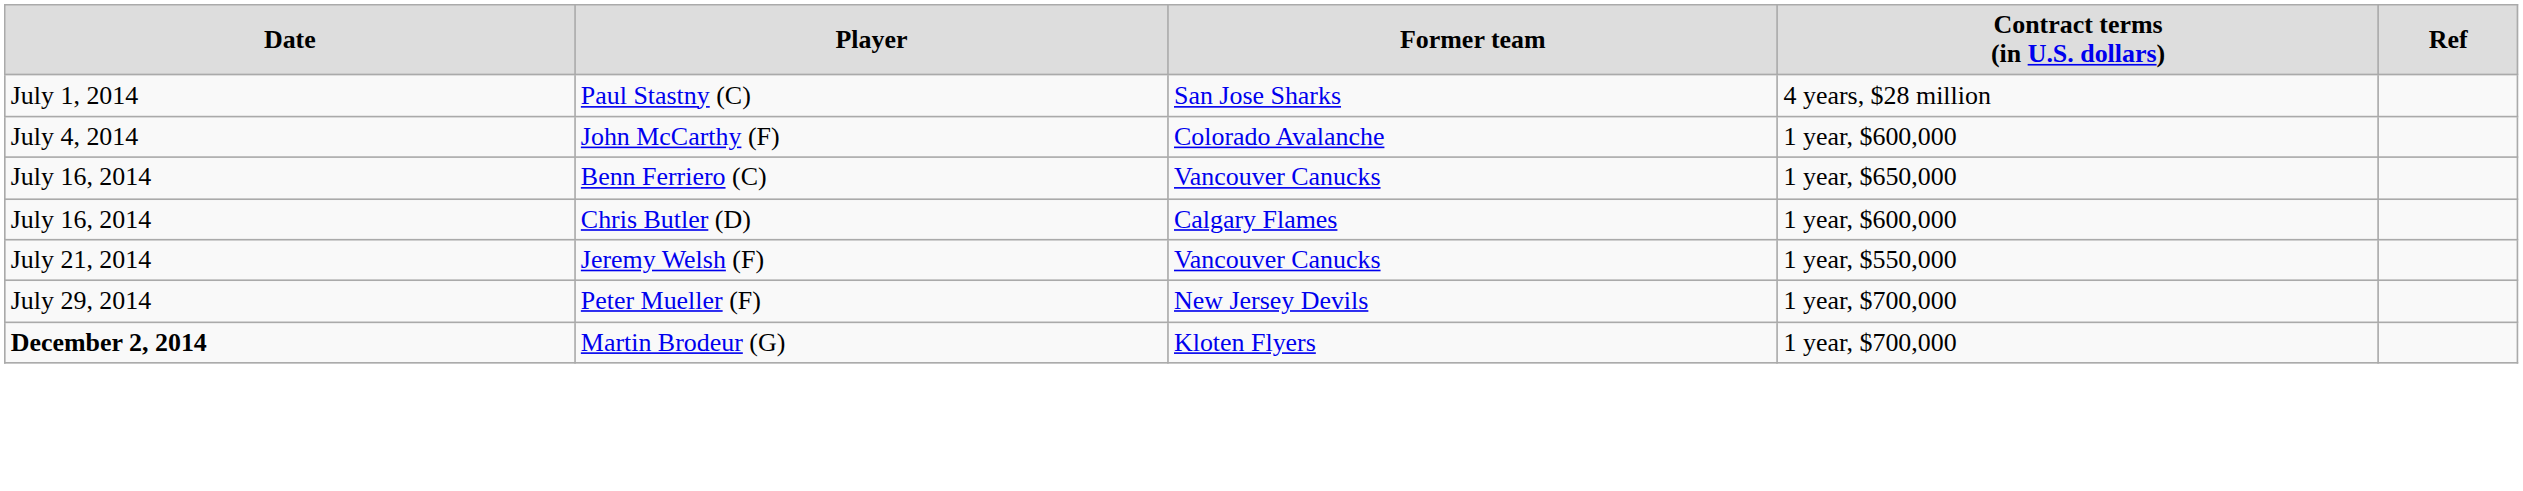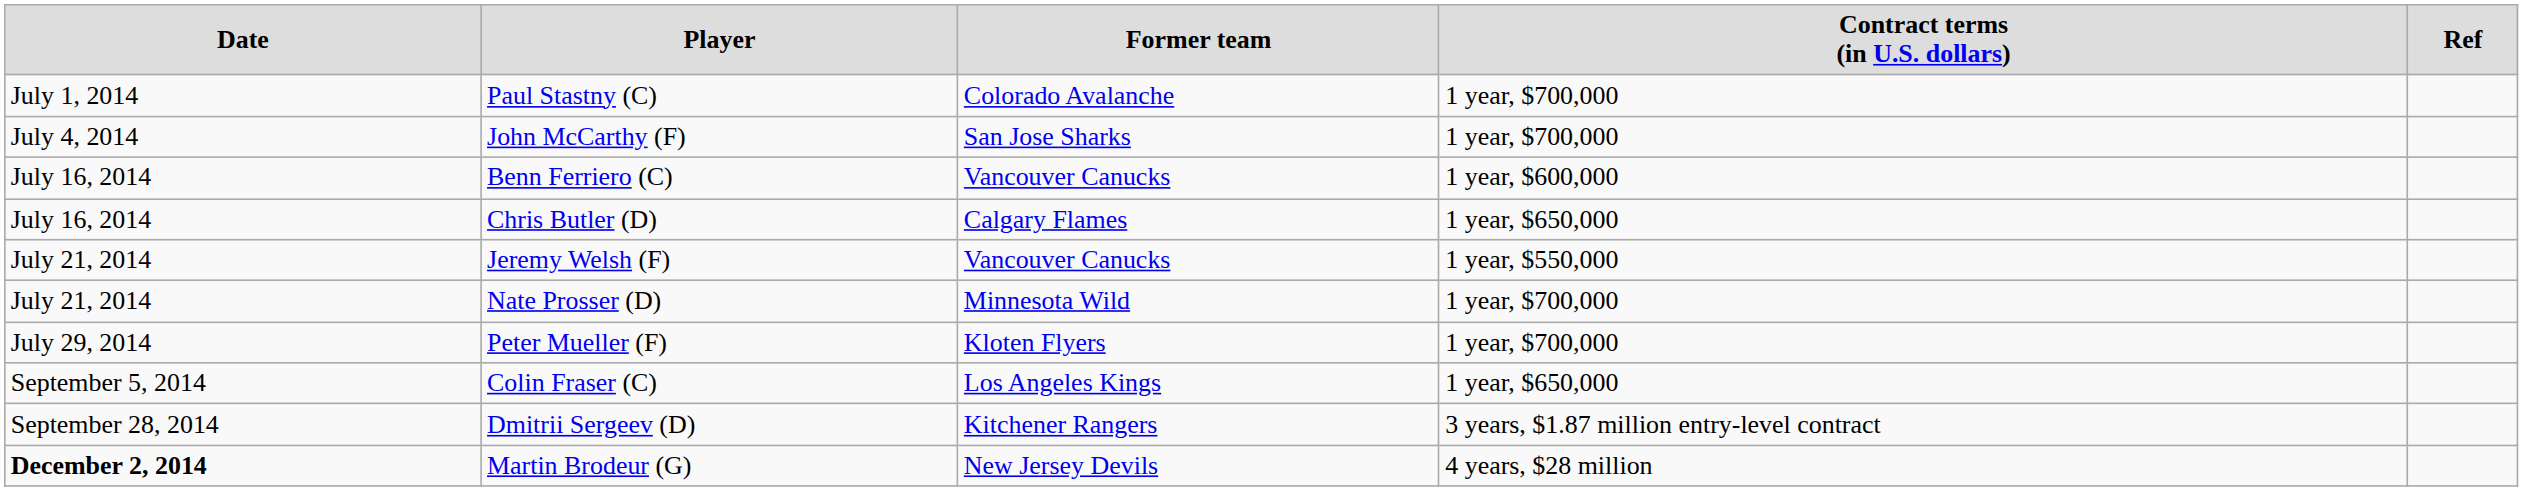(1258, 95) San Jose Sharks -> (1069, 95) Colorado Avalanche
(1887, 95) 4 years, $28 million -> (1532, 95) 1 year, $700,000
(1279, 136) Colorado Avalanche -> (1047, 136) San Jose Sharks
(1870, 136) 1 year, $600,000 -> (1532, 136) 1 year, $700,000
(1870, 177) 1 year, $650,000 -> (1532, 177) 1 year, $600,000
(1870, 218) 1 year, $600,000 -> (1532, 218) 1 year, $650,000
+ row: (574, 300)
(1271, 300) New Jersey Devils -> (1035, 341) Kloten Flyers
+ row: (572, 383)
+ row: (591, 424)
(1245, 341) Kloten Flyers -> (1061, 465) New Jersey Devils
(1870, 341) 1 year, $700,000 -> (1549, 465) 4 years, $28 million
